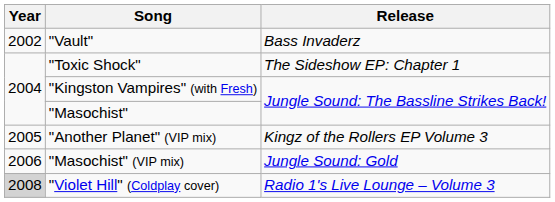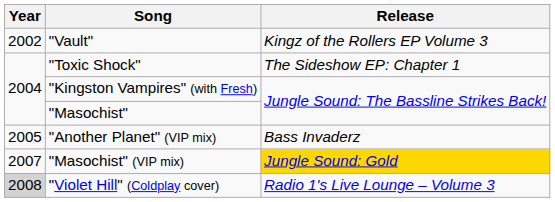(312, 40) Bass Invaderz -> (376, 40) Kingz of the Rollers EP Volume 3
(376, 137) Kingz of the Rollers EP Volume 3 -> (312, 137) Bass Invaderz
(25, 161) 2006 -> (25, 161) 2007
(331, 161) no background -> (331, 161) gold background
